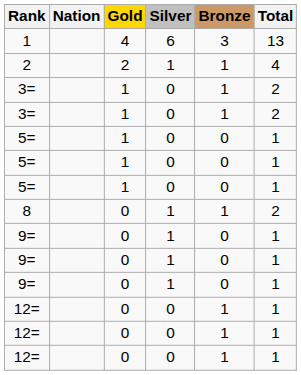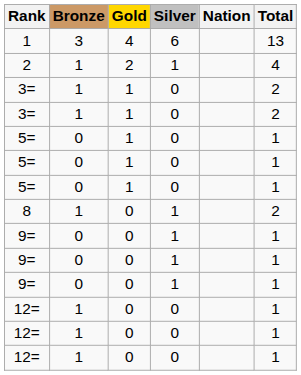columns swapped: (77, 16) <-> (225, 16)
